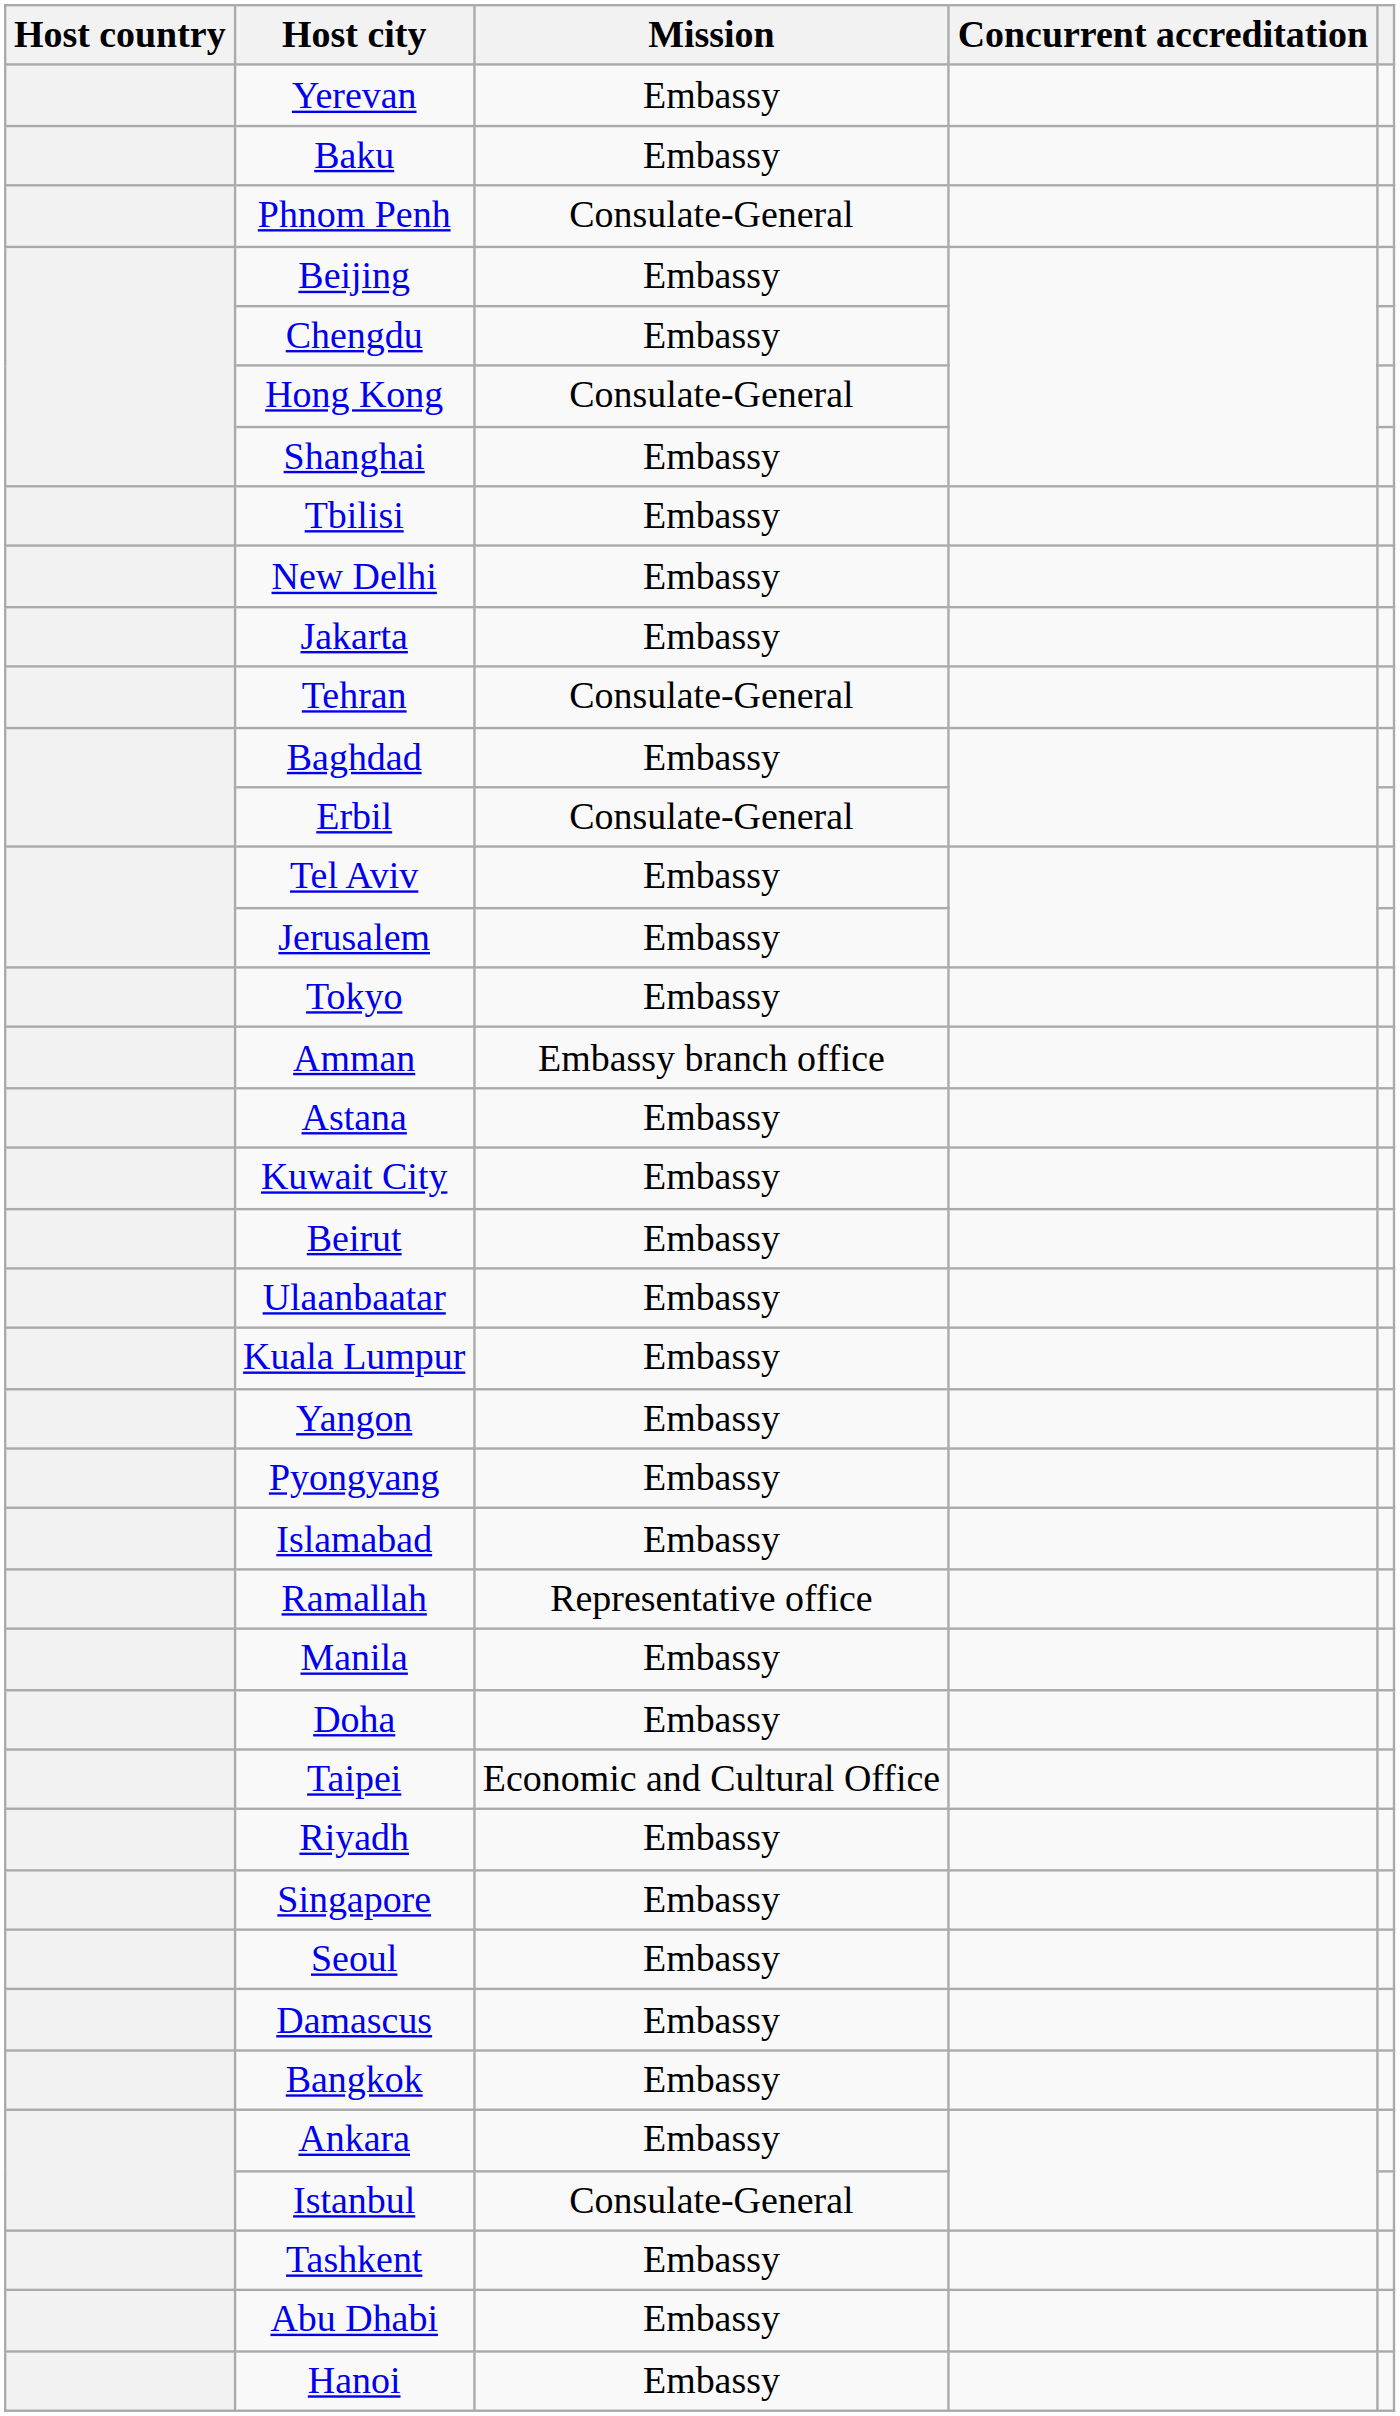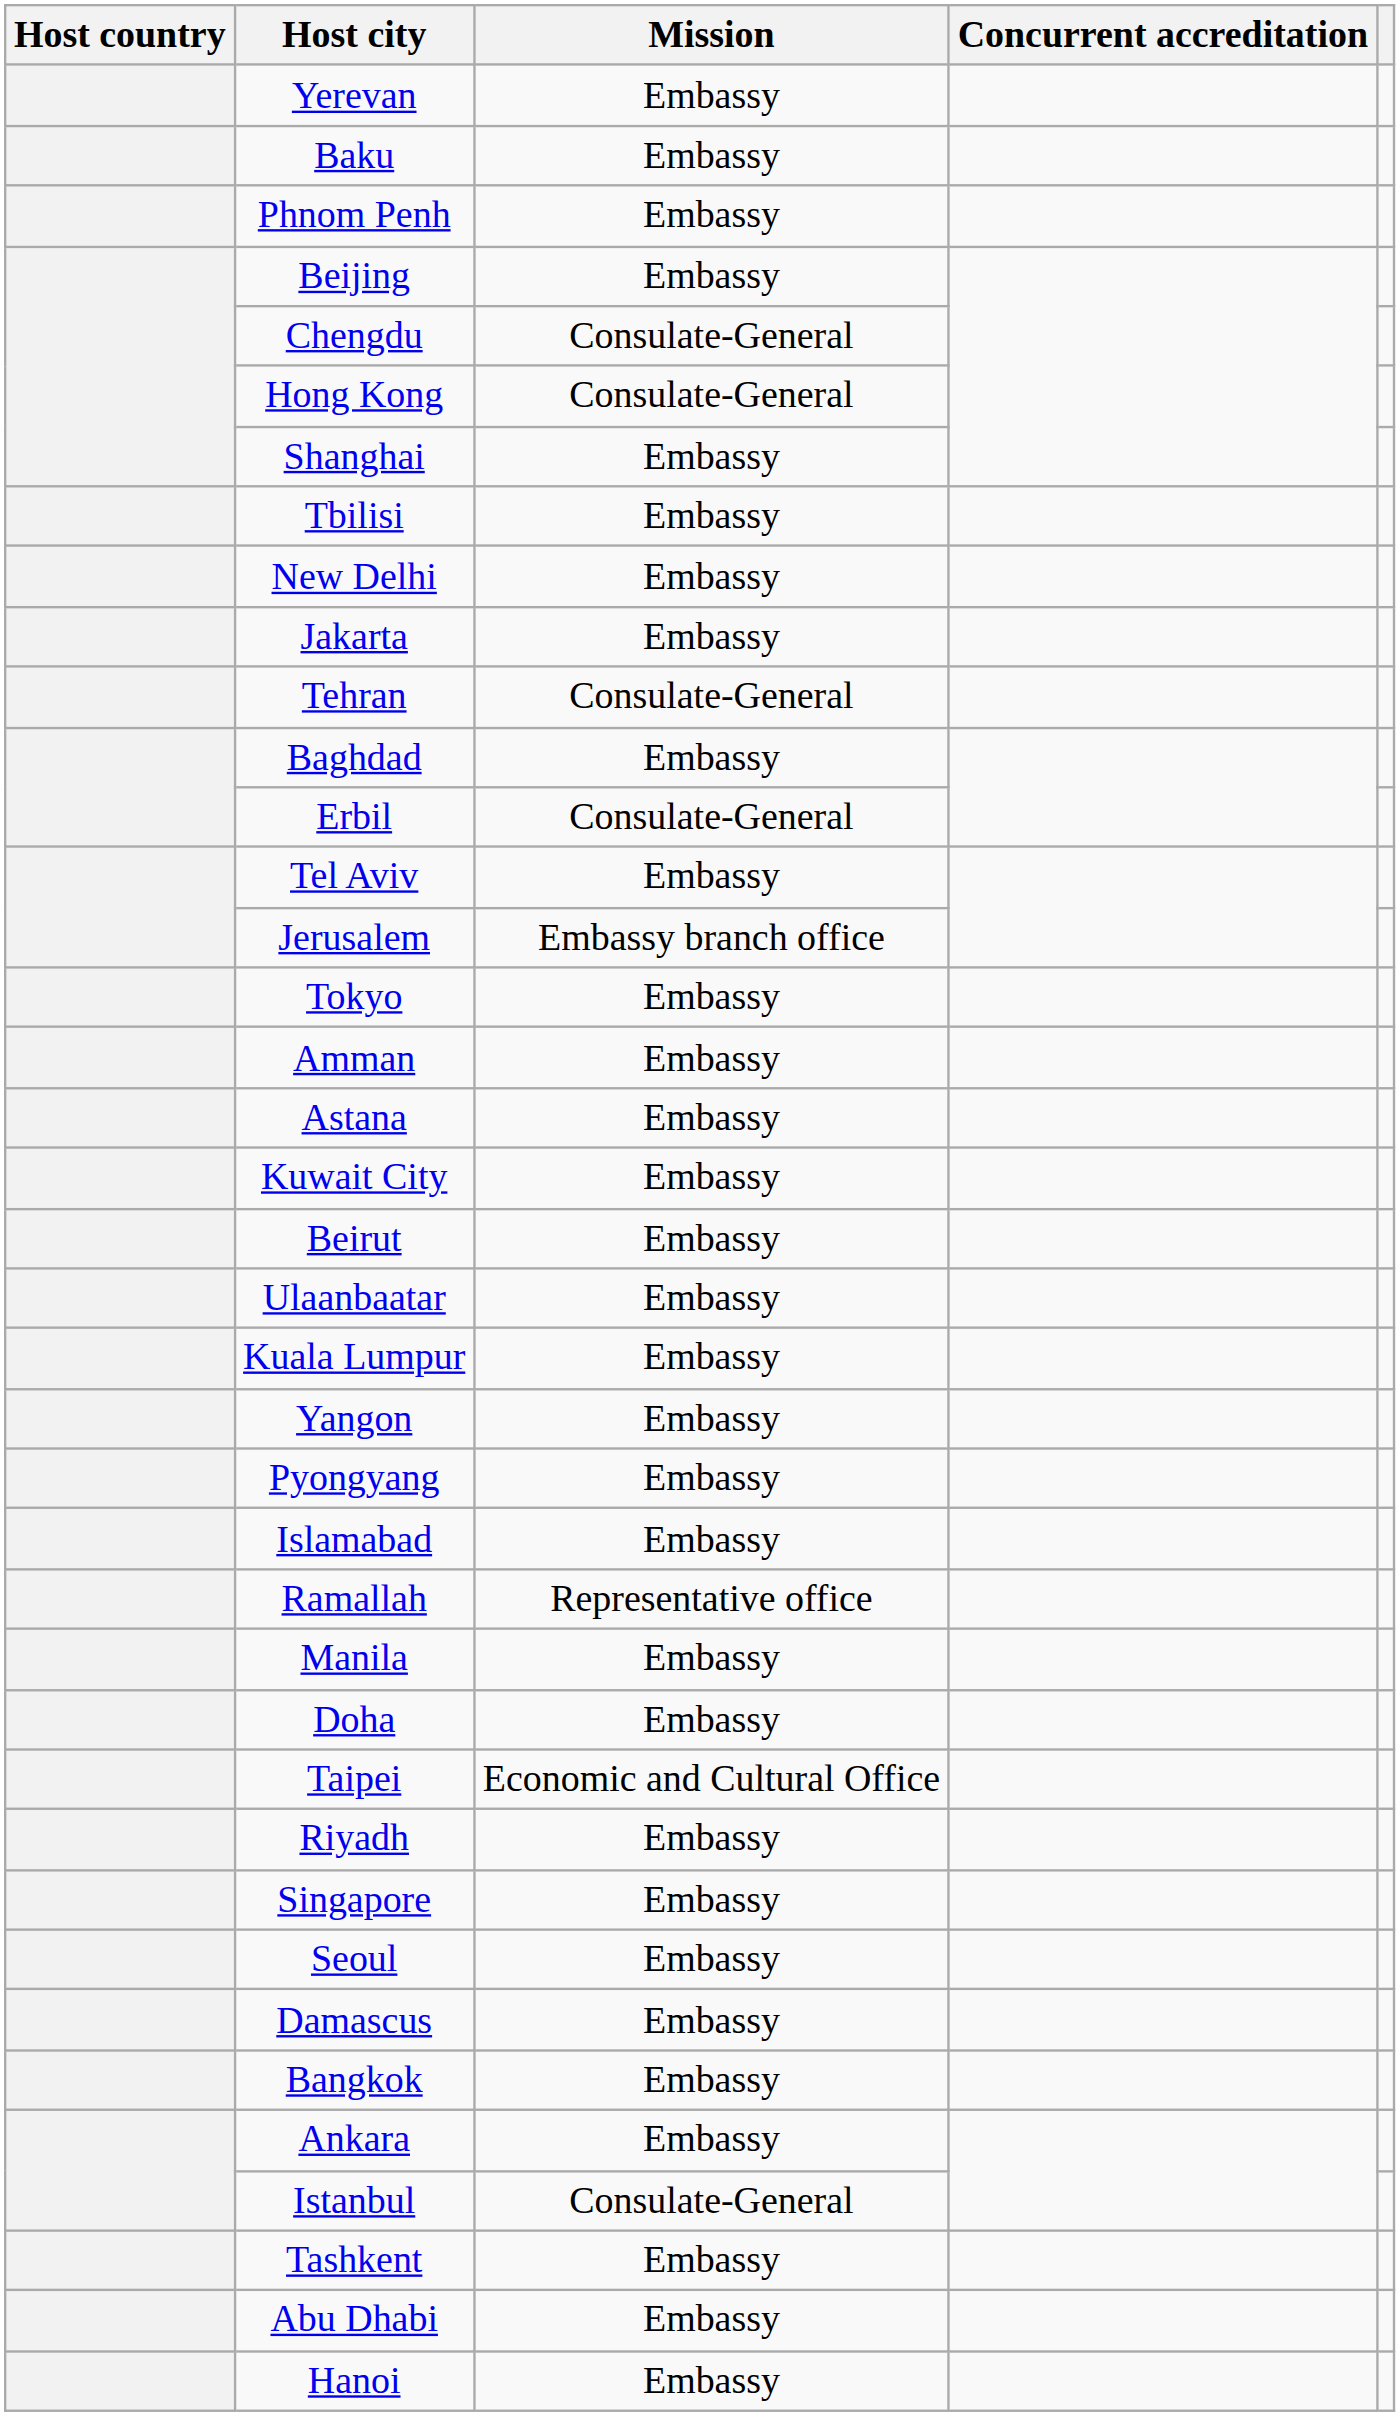(711, 214) Consulate-General -> (711, 214) Embassy
(711, 335) Embassy -> (711, 335) Consulate-General
(711, 936) Embassy -> (711, 936) Embassy branch office
(711, 1056) Embassy branch office -> (711, 1056) Embassy
